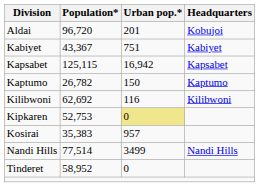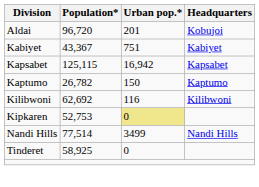- row: (23, 133)
(77, 168) 58,952 -> (77, 151) 58,925
